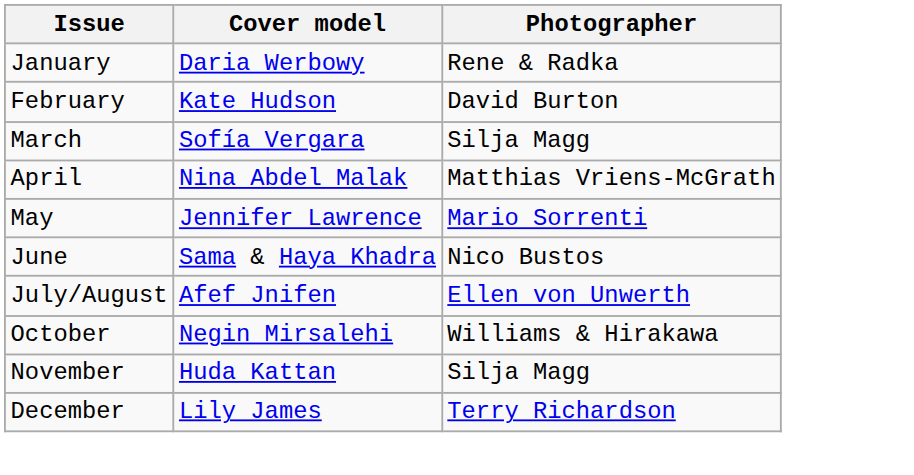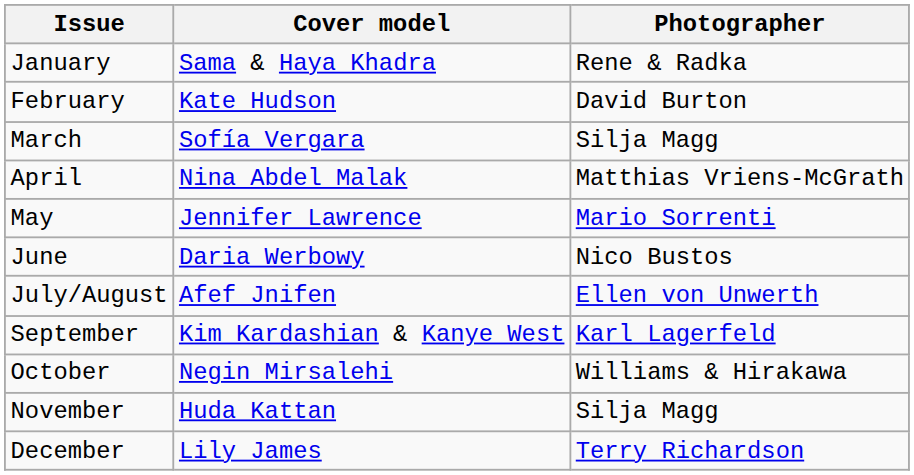(272, 63) Daria Werbowy -> (307, 63) Sama & Haya Khadra
(307, 257) Sama & Haya Khadra -> (272, 257) Daria Werbowy
+ row: (75, 334)
